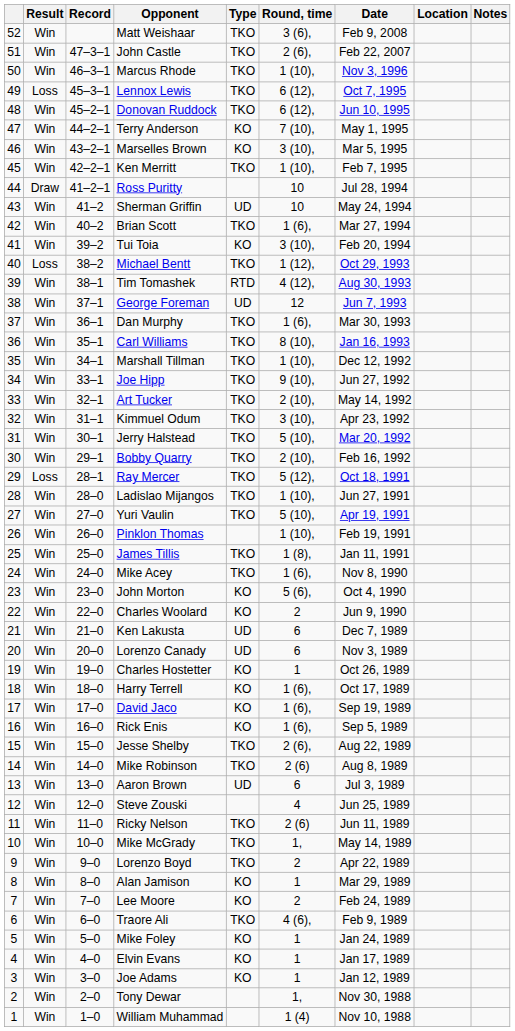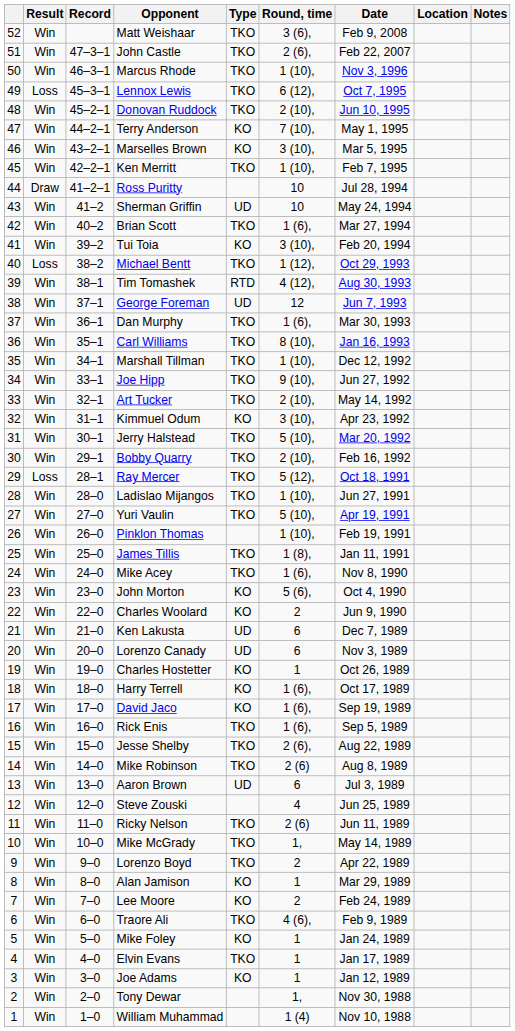(297, 110) 6 (12), -> (297, 110) 2 (10),
(243, 419) TKO -> (243, 419) KO
(243, 727) KO -> (243, 727) TKO
(243, 959) KO -> (243, 959) TKO
